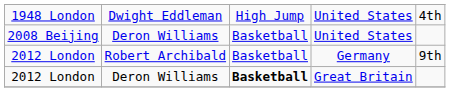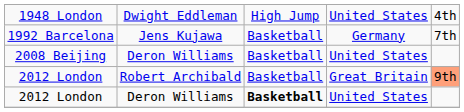+ row: (61, 35)
(363, 56) Germany -> (379, 76) Great Britain
(430, 56) no background -> (445, 76) lightsalmon background
(363, 76) Great Britain -> (379, 97) United States
